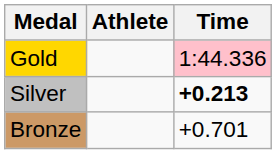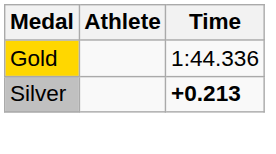(223, 58) pink background -> (215, 58) no background
- row: (46, 129)
